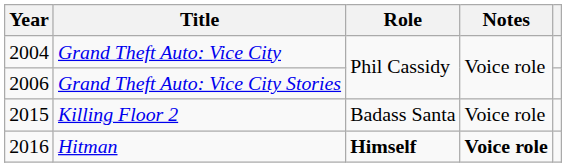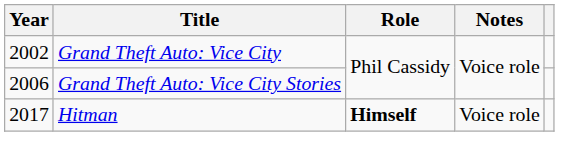(29, 51) 2004 -> (29, 51) 2002
- row: (118, 114)
(29, 146) 2016 -> (29, 114) 2017
(506, 146) bold -> (499, 114) normal
